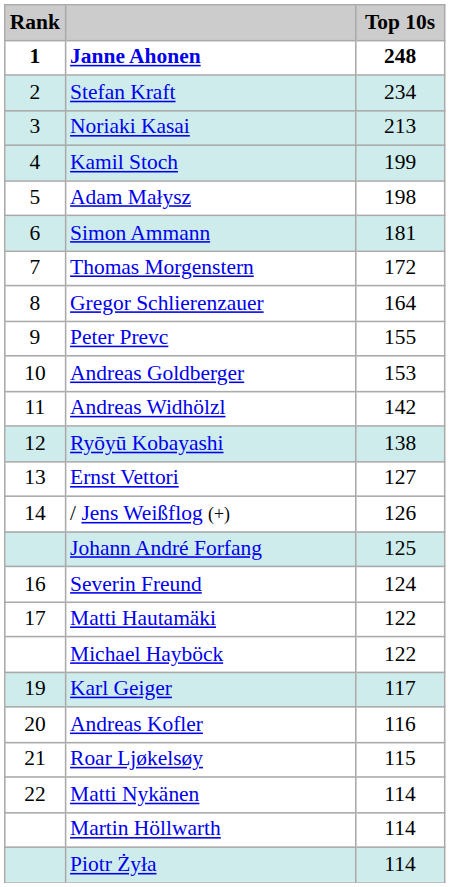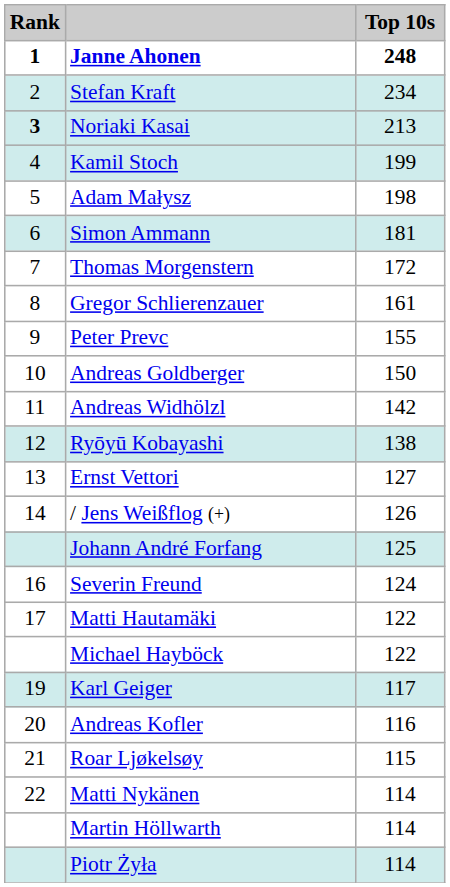(35, 127) normal -> (35, 127) bold
(400, 302) 164 -> (400, 302) 161
(400, 372) 153 -> (400, 372) 150
